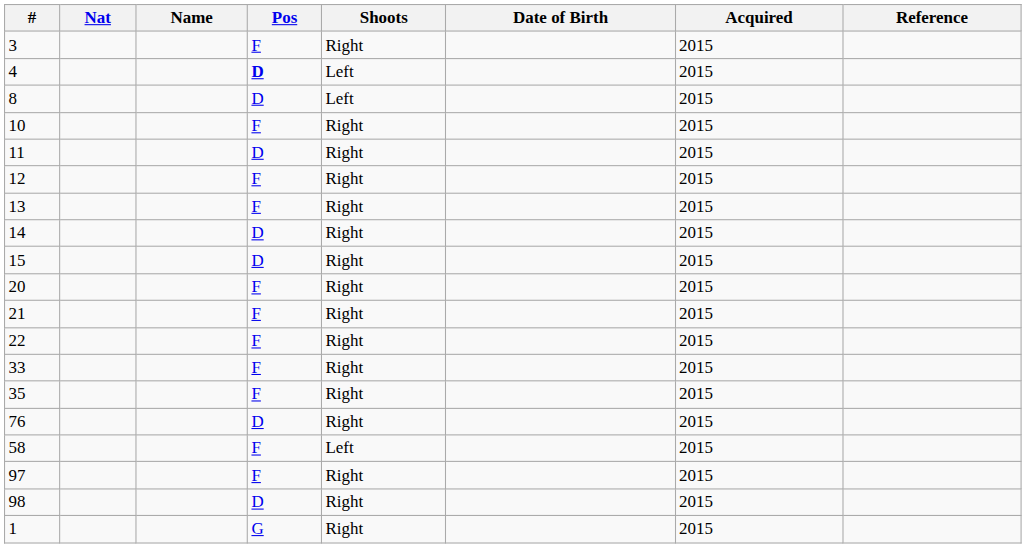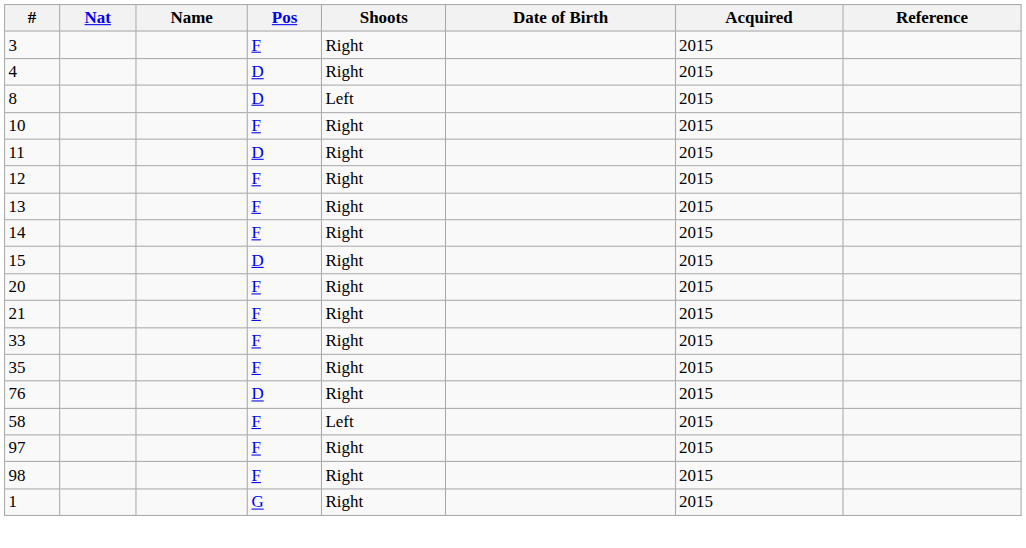(258, 71) bold -> (258, 71) normal
(340, 71) Left -> (344, 71) Right
(258, 233) D -> (256, 233) F
- row: (17, 340)
(258, 502) D -> (256, 475) F
